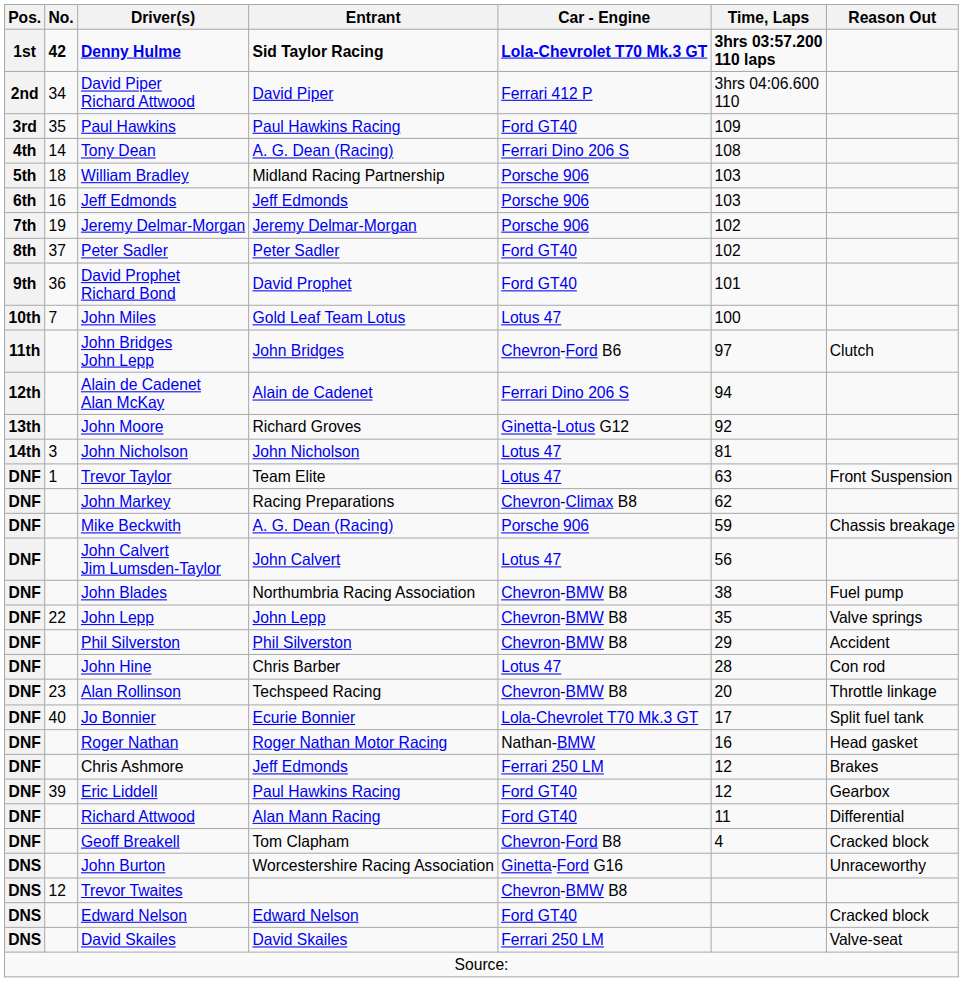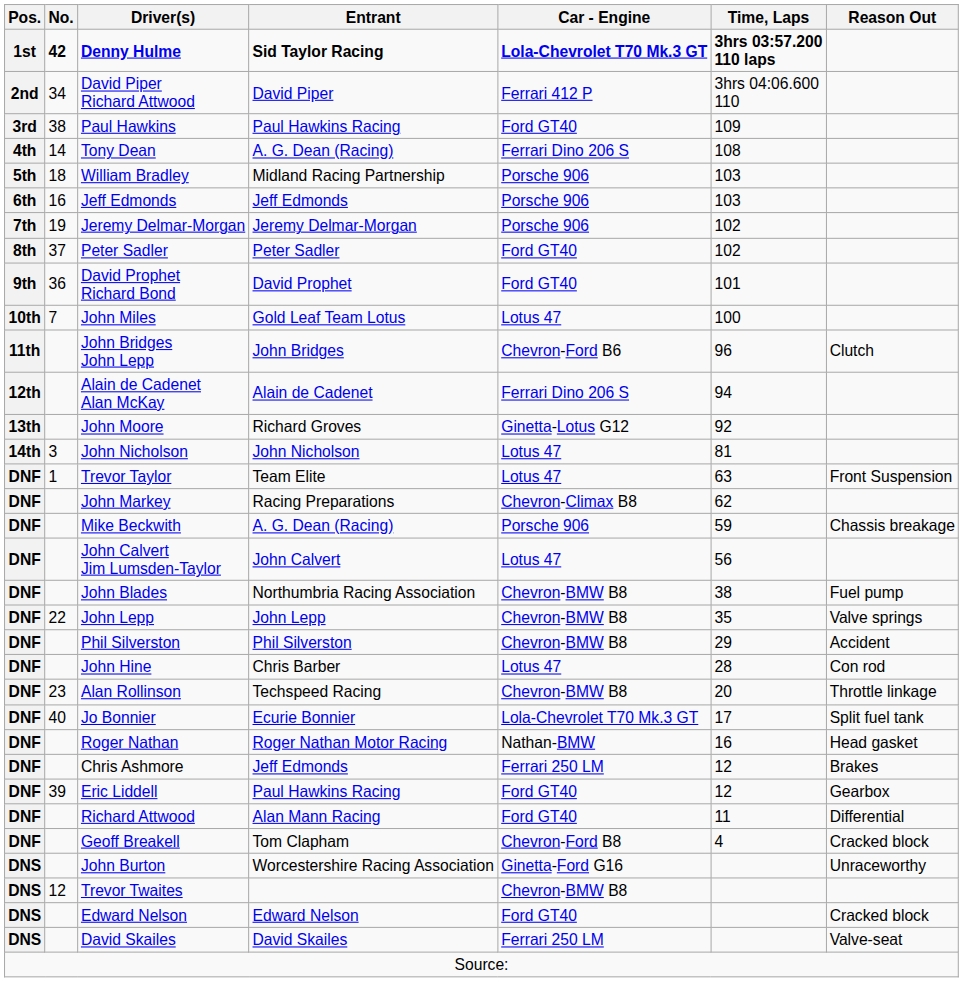(57, 126) 35 -> (57, 126) 38
(723, 351) 97 -> (723, 351) 96
